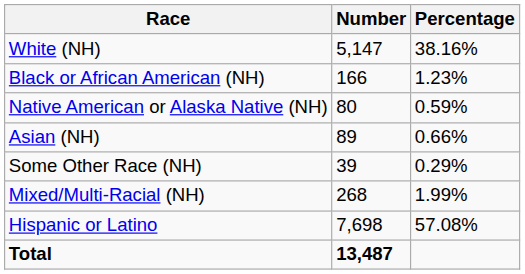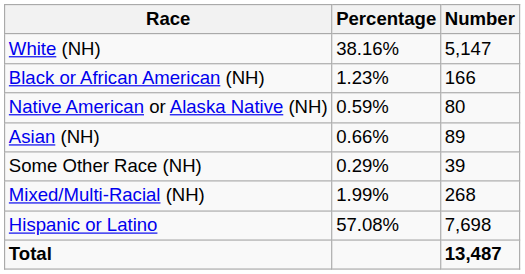columns swapped: (371, 19) <-> (465, 19)
